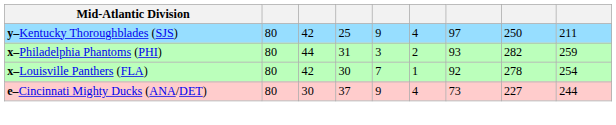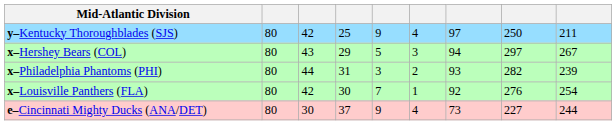+ row: (67, 52)
(568, 52) 259 -> (568, 71) 239
(513, 71) 278 -> (513, 91) 276
